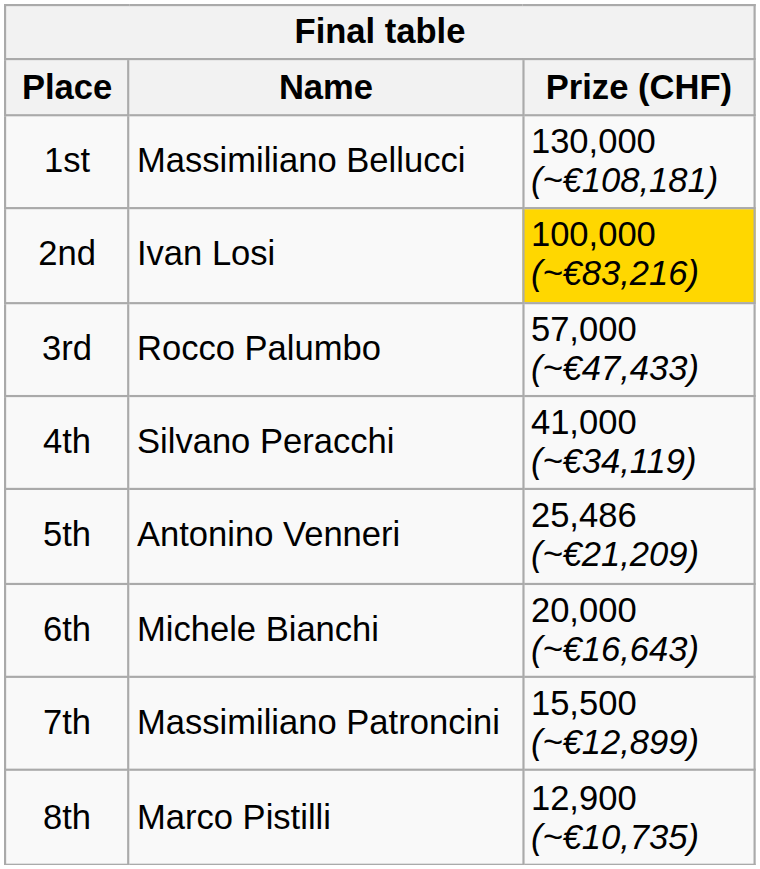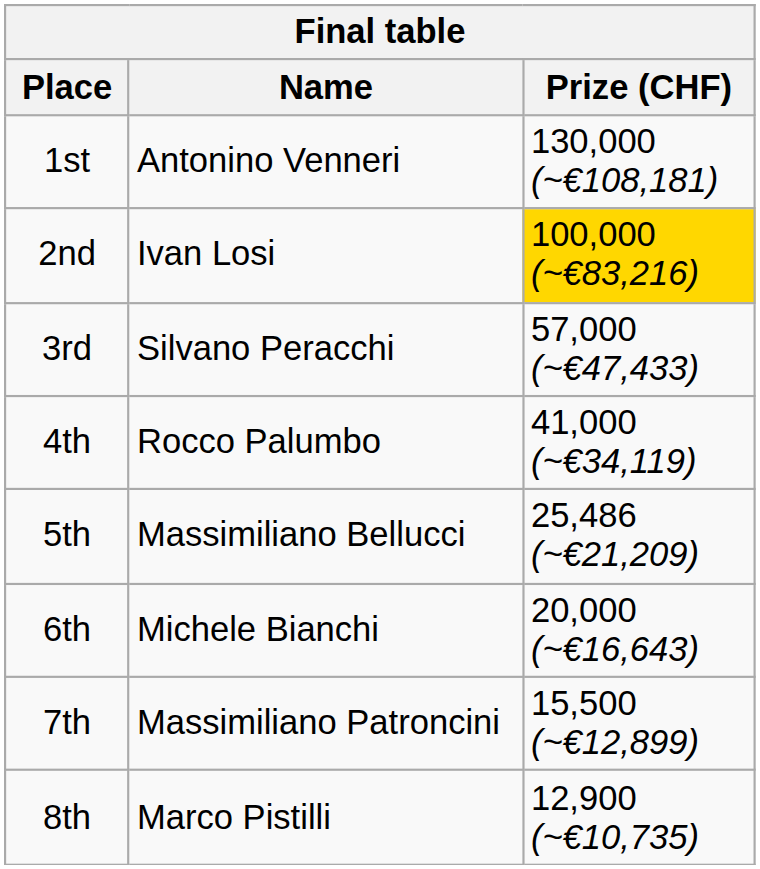(301, 160) Massimiliano Bellucci -> (269, 160) Antonino Venneri
(259, 348) Rocco Palumbo -> (266, 348) Silvano Peracchi
(266, 442) Silvano Peracchi -> (259, 442) Rocco Palumbo
(269, 535) Antonino Venneri -> (301, 535) Massimiliano Bellucci
